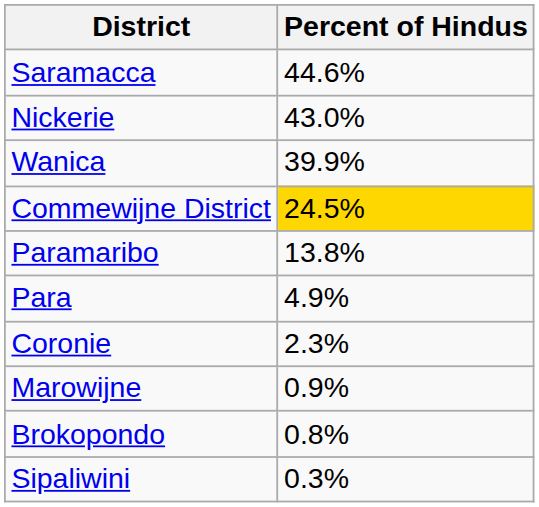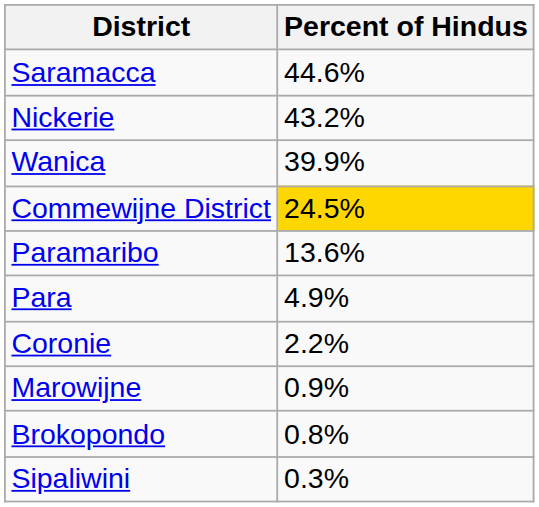(324, 117) 43.0% -> (324, 117) 43.2%
(324, 252) 13.8% -> (324, 252) 13.6%
(317, 343) 2.3% -> (317, 343) 2.2%
